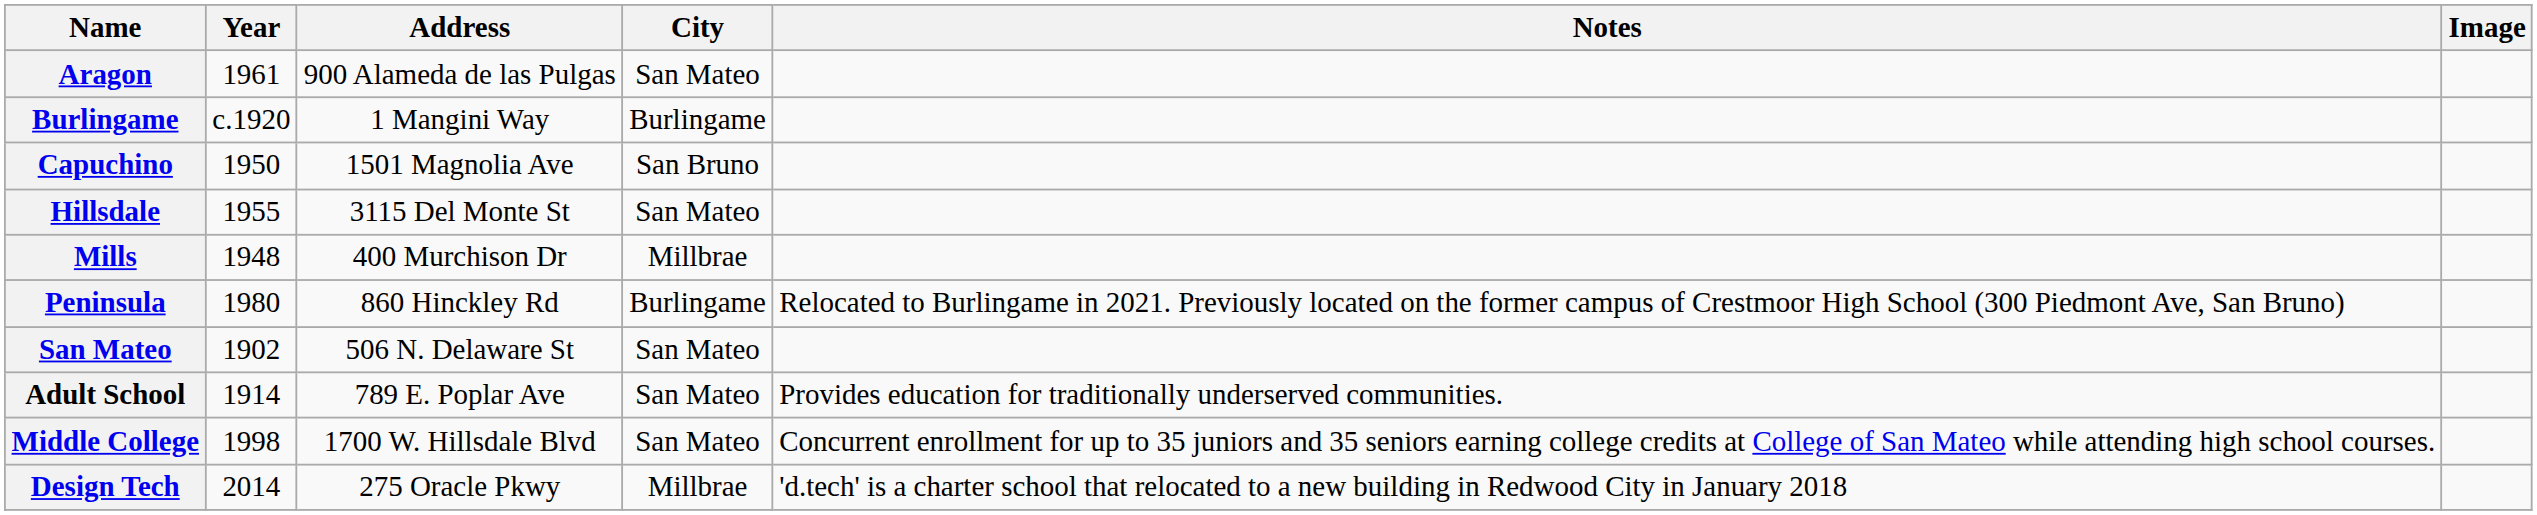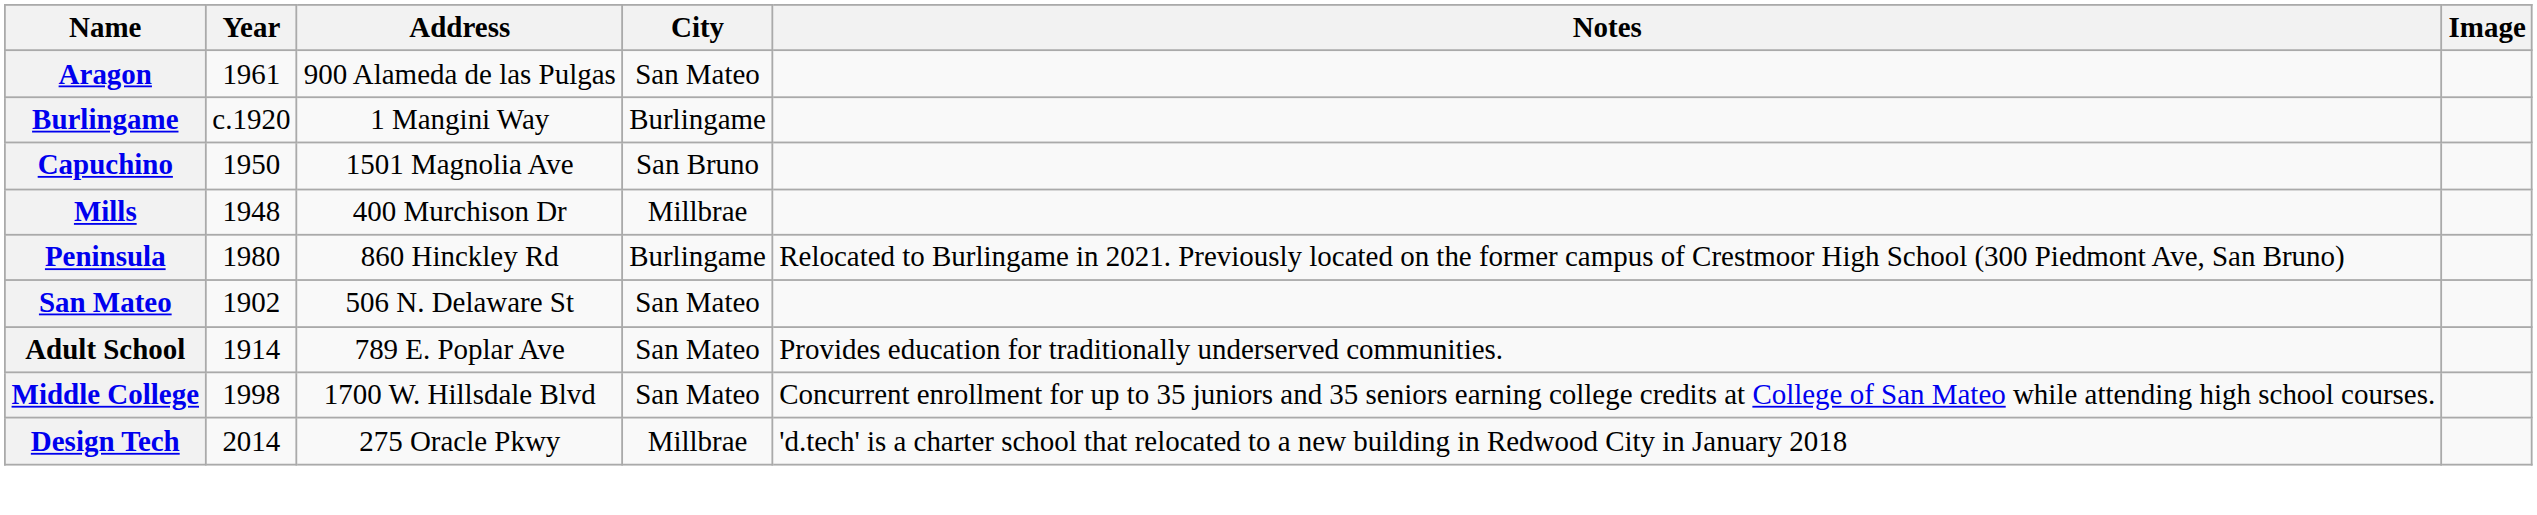- row: (105, 211)
